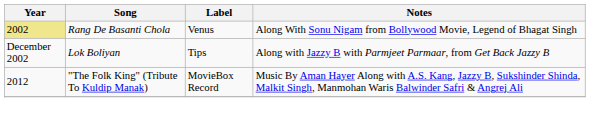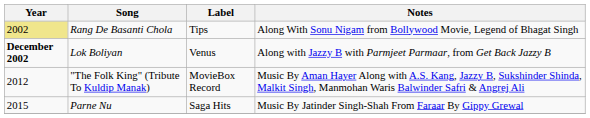(201, 30) Venus -> (199, 30) Tips
(29, 53) normal -> (30, 53) bold
(197, 53) Tips -> (202, 53) Venus
+ row: (91, 105)
